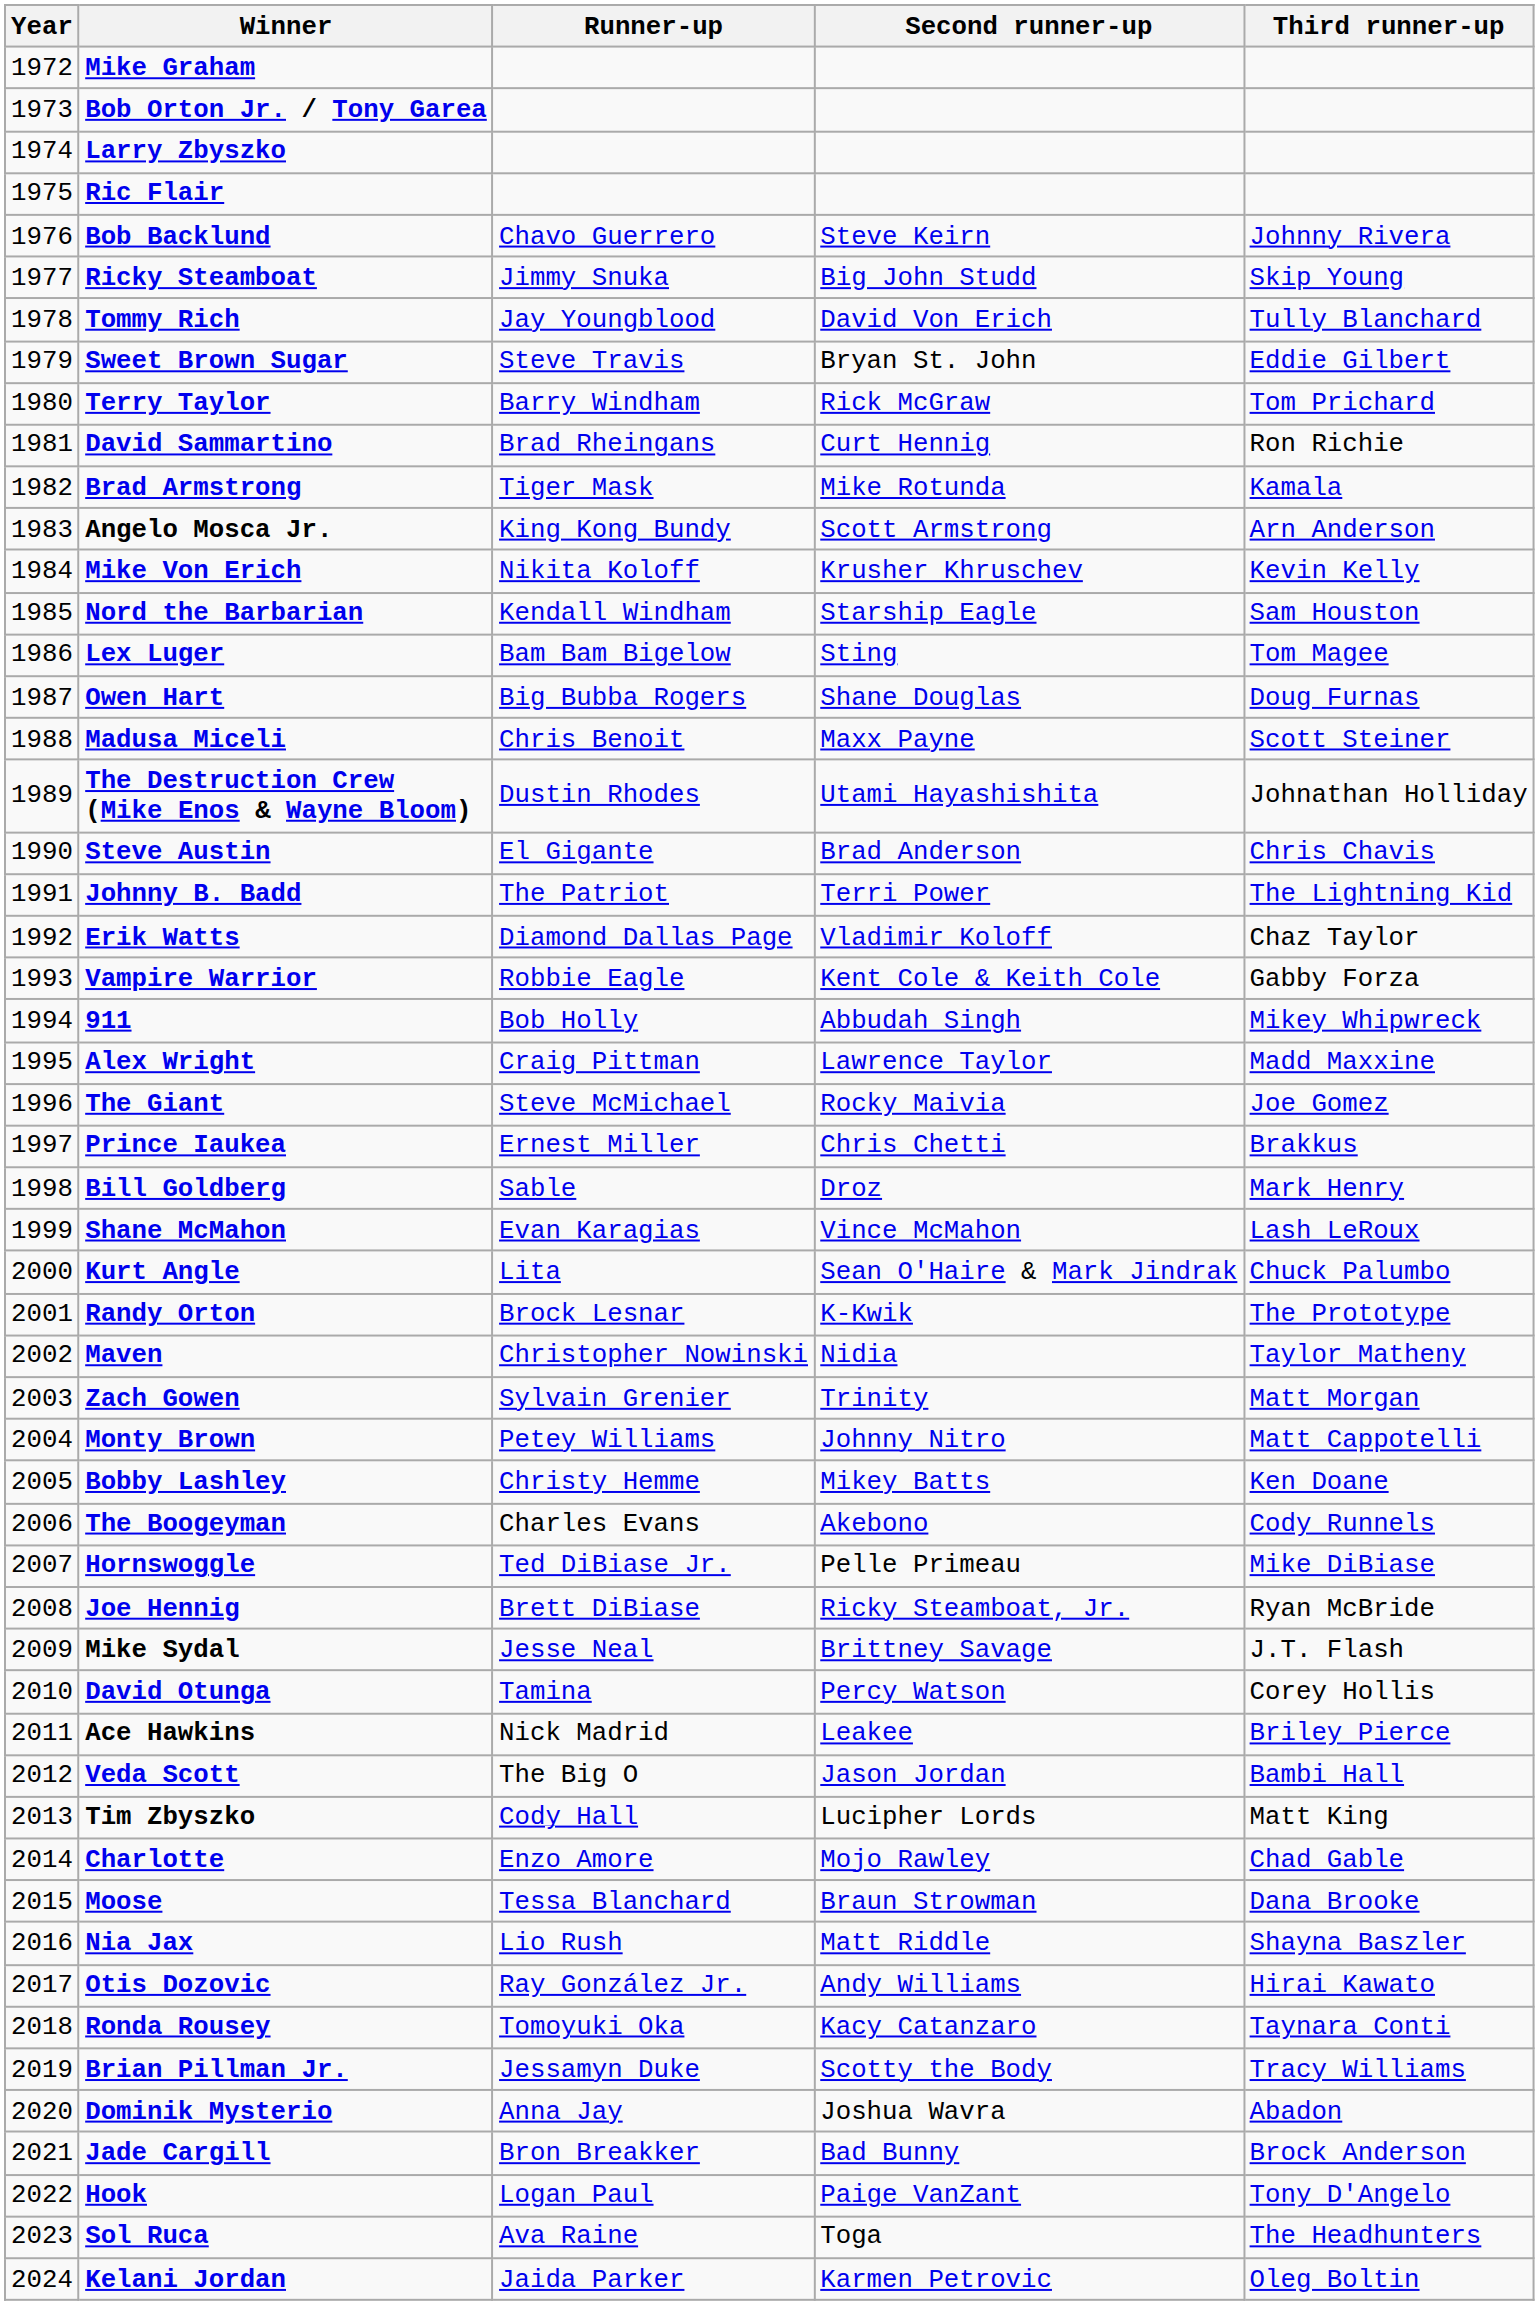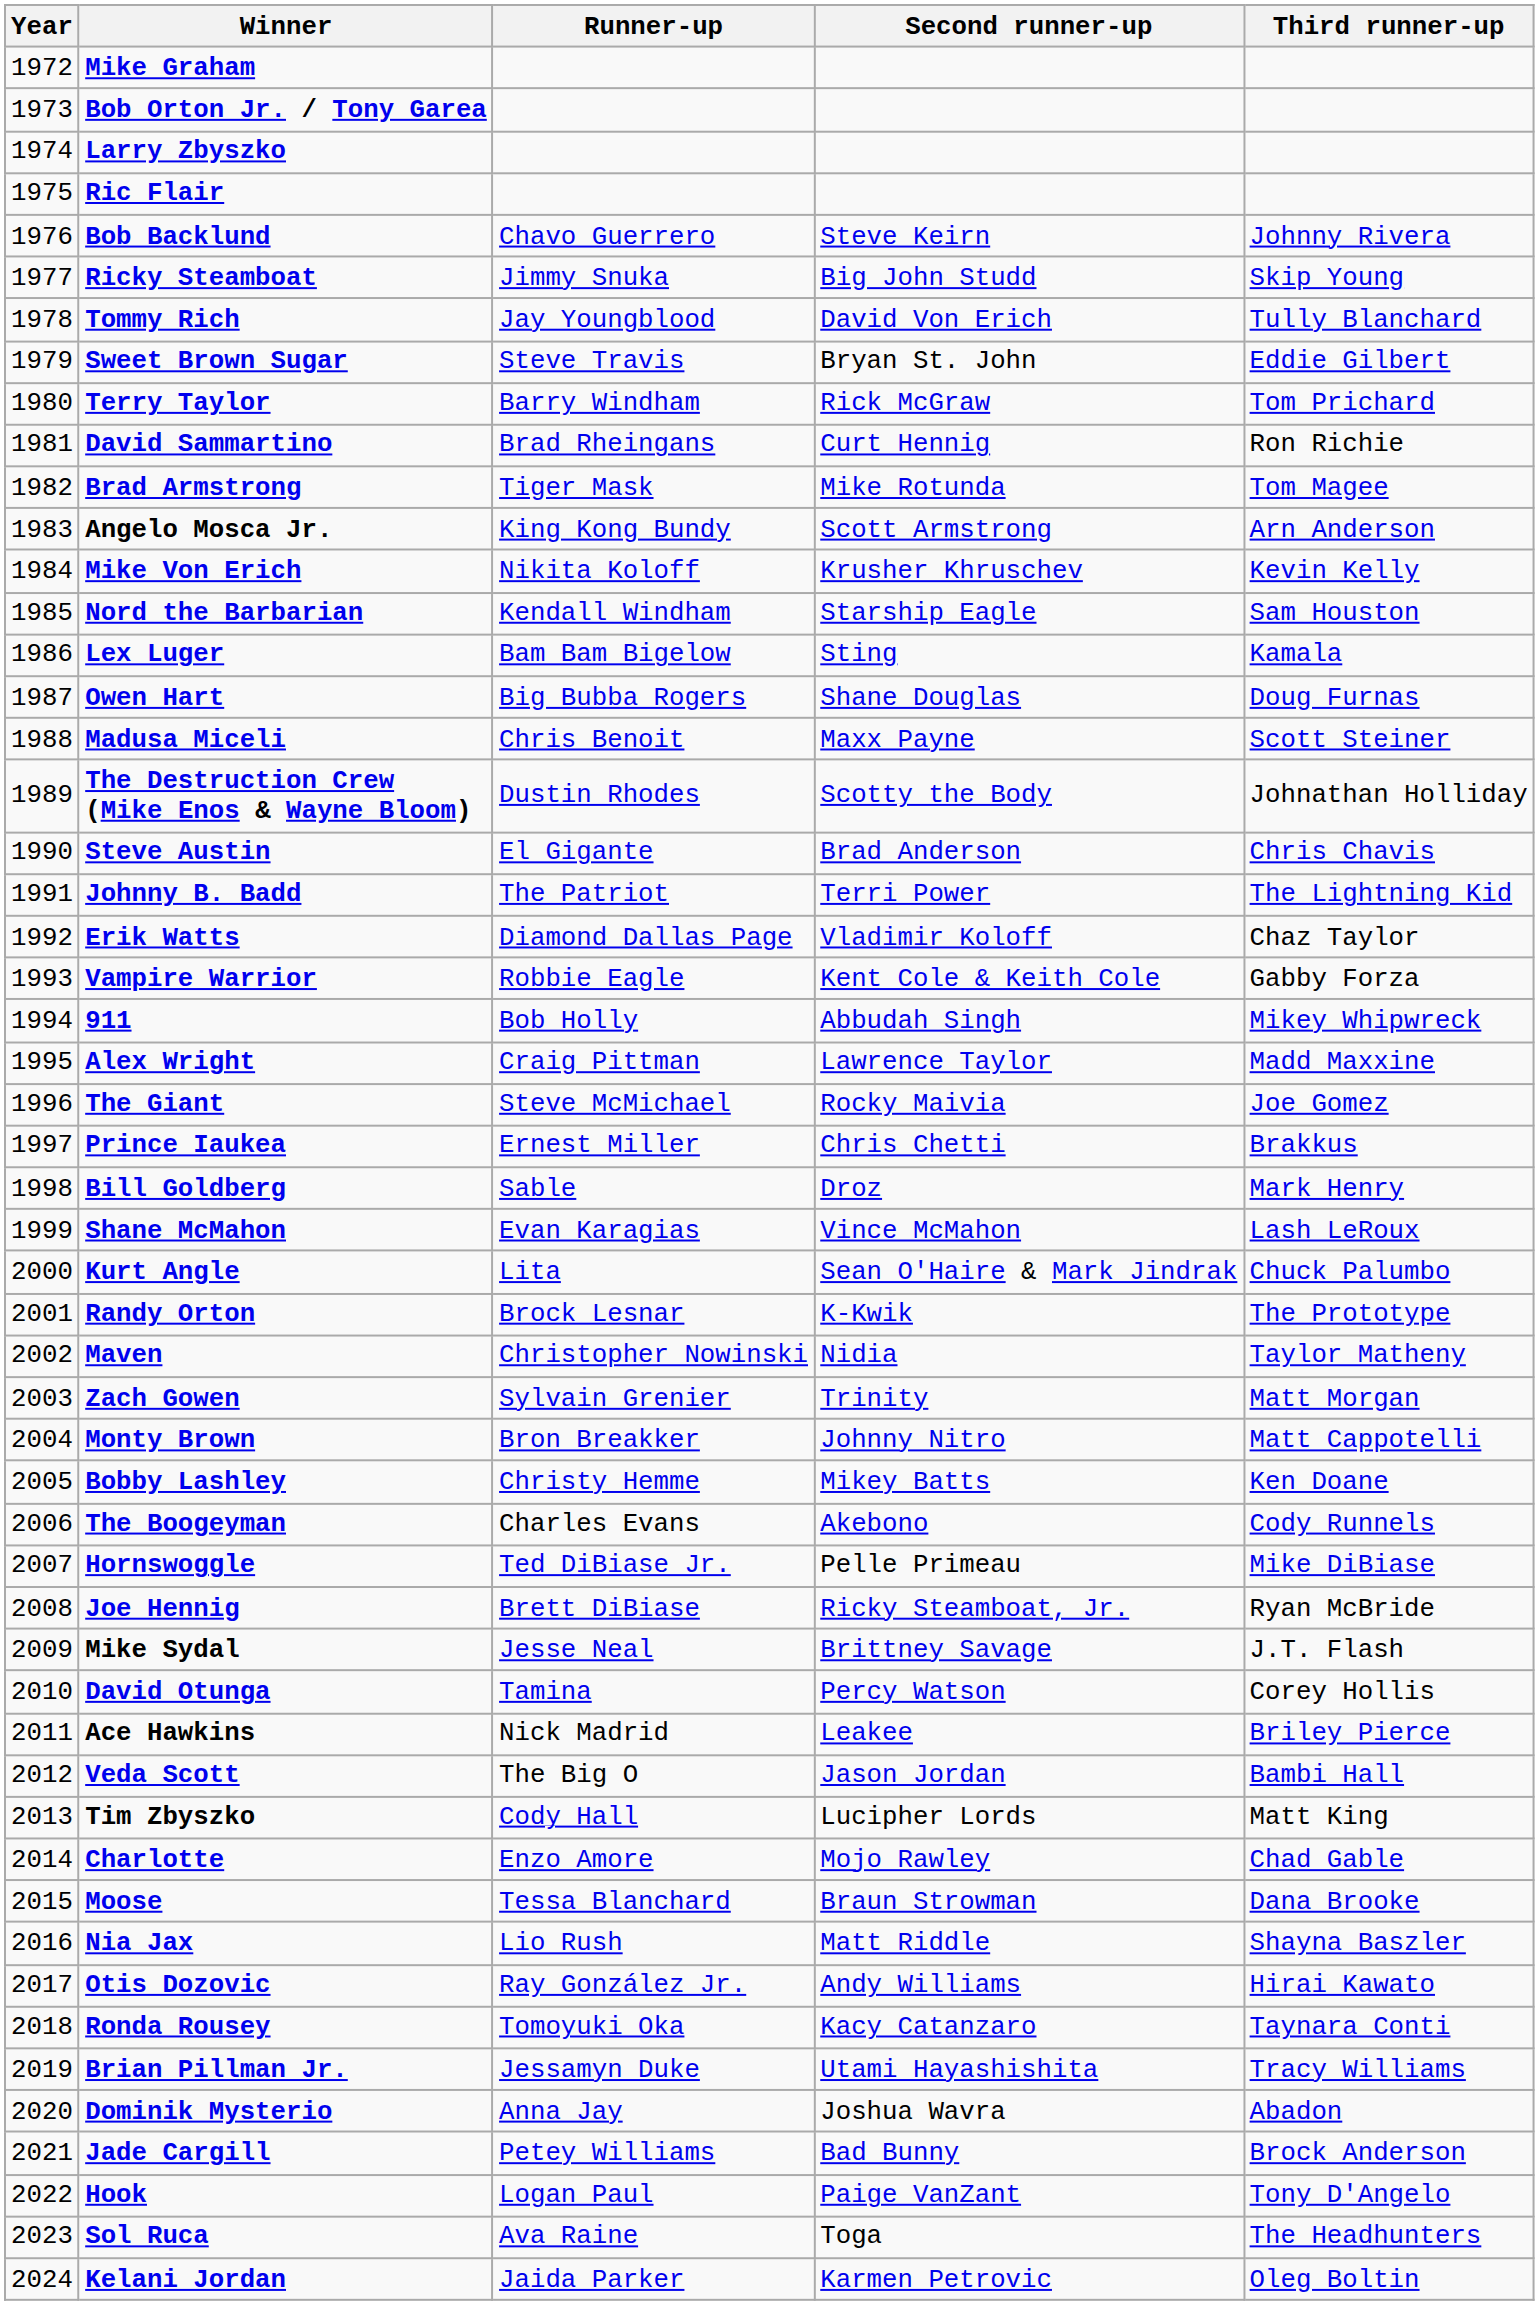(1296, 487) Kamala -> (1319, 487) Tom Magee
(1319, 655) Tom Magee -> (1296, 655) Kamala
(959, 796) Utami Hayashishita -> (936, 796) Scotty the Body
(607, 1440) Petey Williams -> (599, 1440) Bron Breakker
(936, 2069) Scotty the Body -> (959, 2069) Utami Hayashishita
(599, 2153) Bron Breakker -> (607, 2153) Petey Williams
